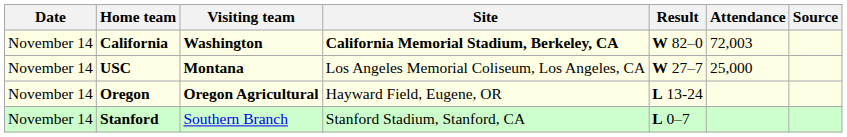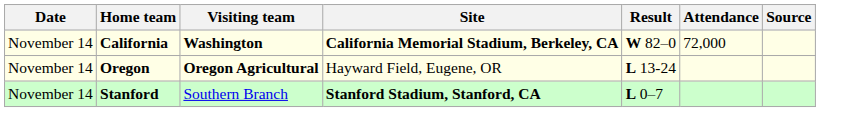(731, 43) 72,003 -> (705, 43) 72,000
- row: (116, 68)
(425, 119) normal -> (433, 94) bold
